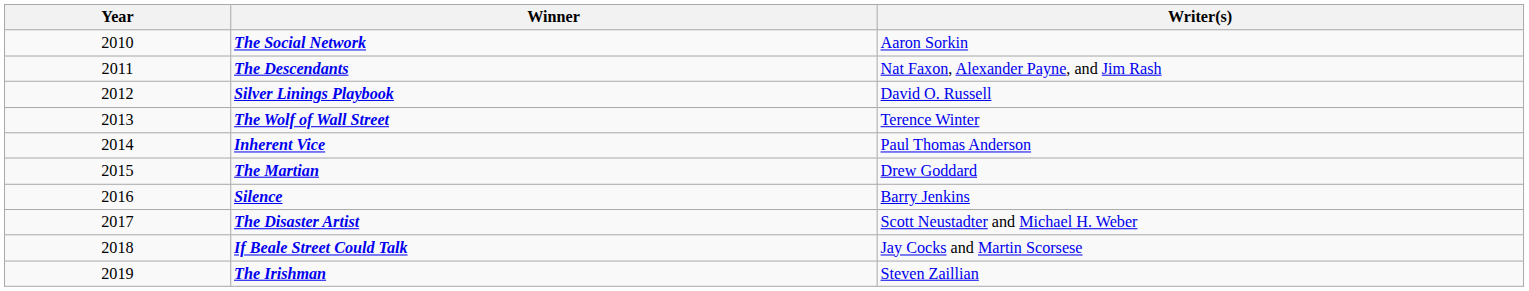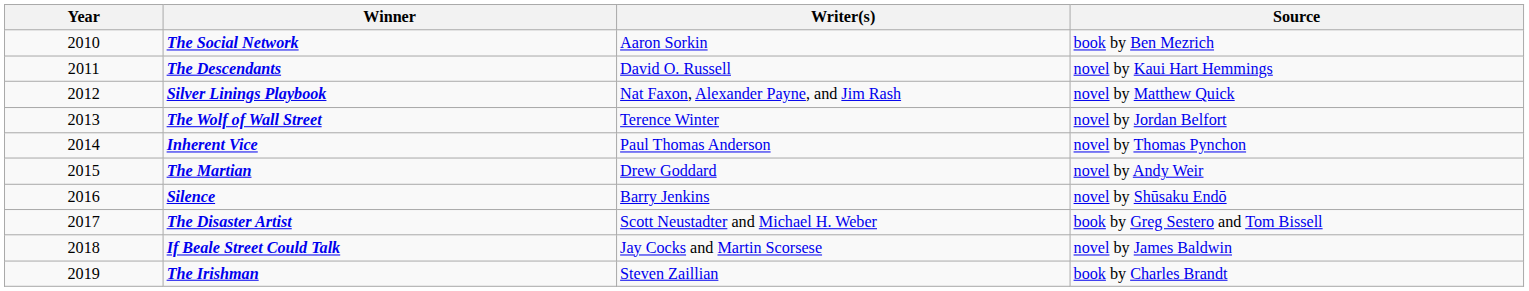+ column: (1297, 17)
(1021, 68) Nat Faxon, Alexander Payne, and Jim Rash -> (676, 68) David O. Russell
(936, 94) David O. Russell -> (761, 94) Nat Faxon, Alexander Payne, and Jim Rash
